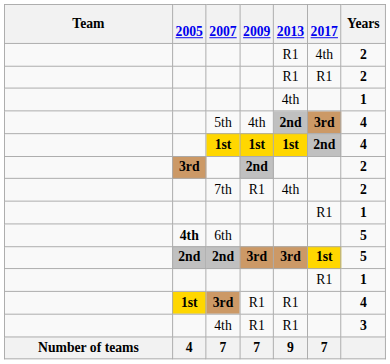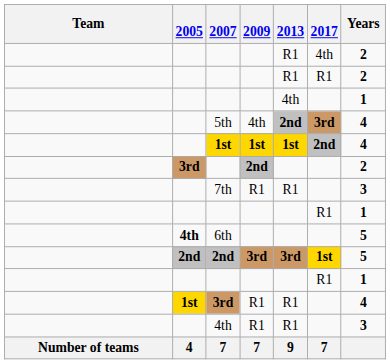(291, 190) 4th -> (291, 190) R1
(363, 190) 2 -> (363, 190) 3
